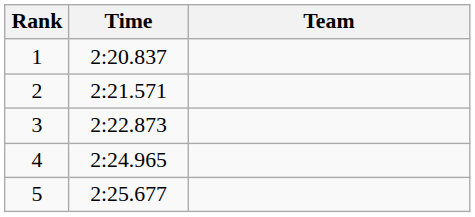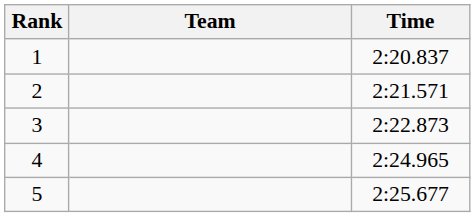columns swapped: (329, 21) <-> (129, 21)
